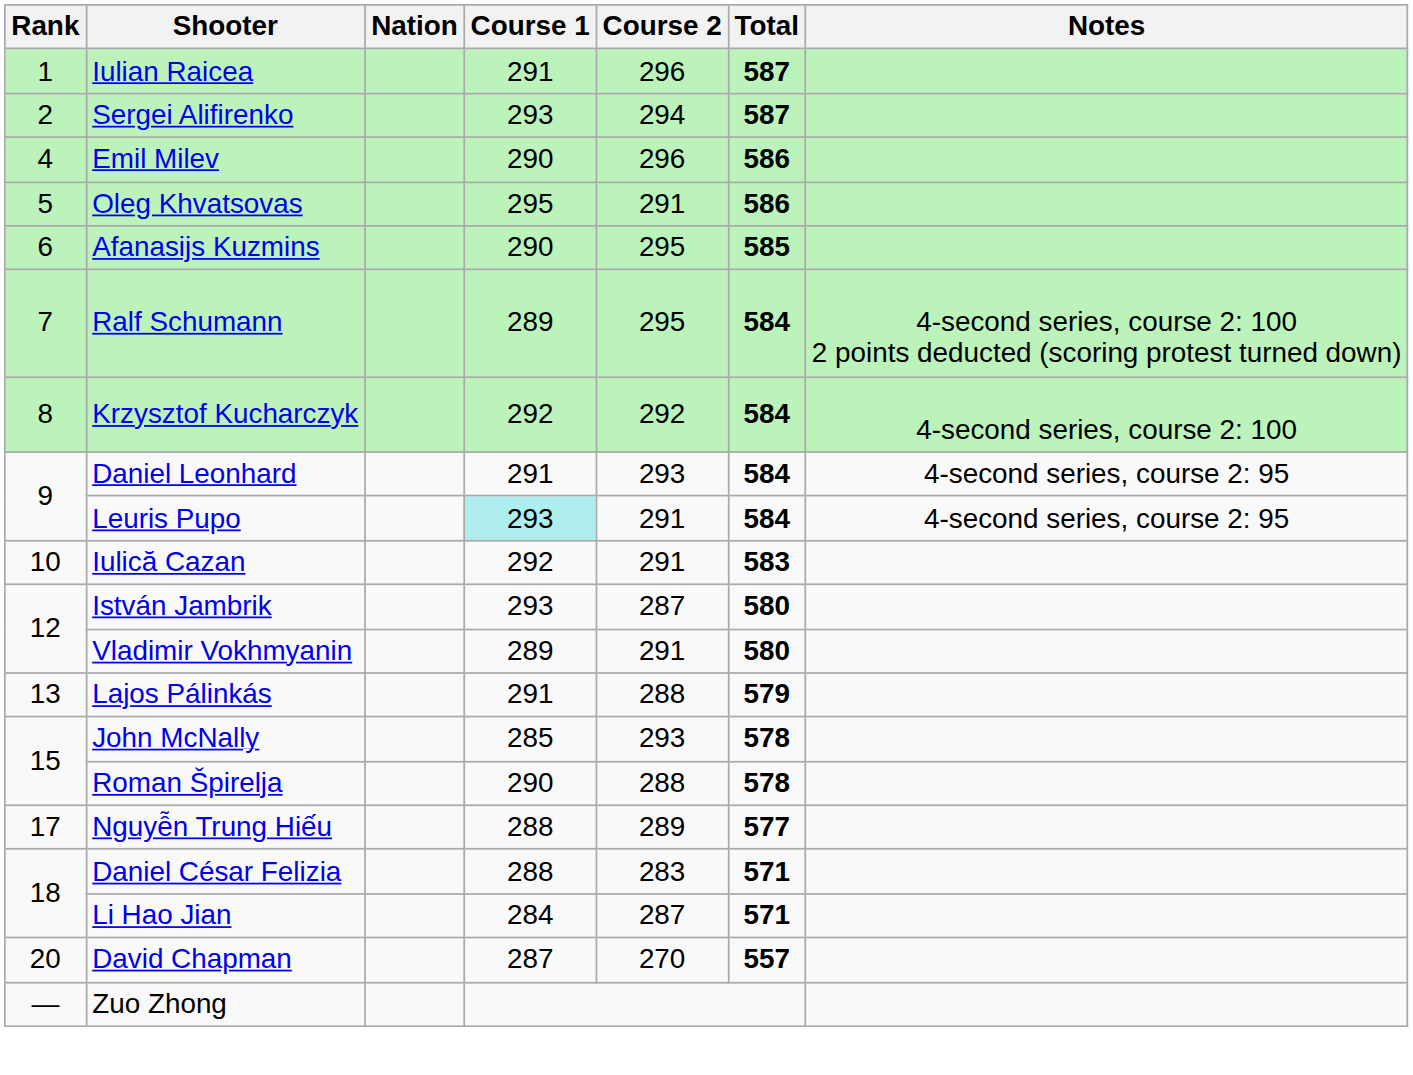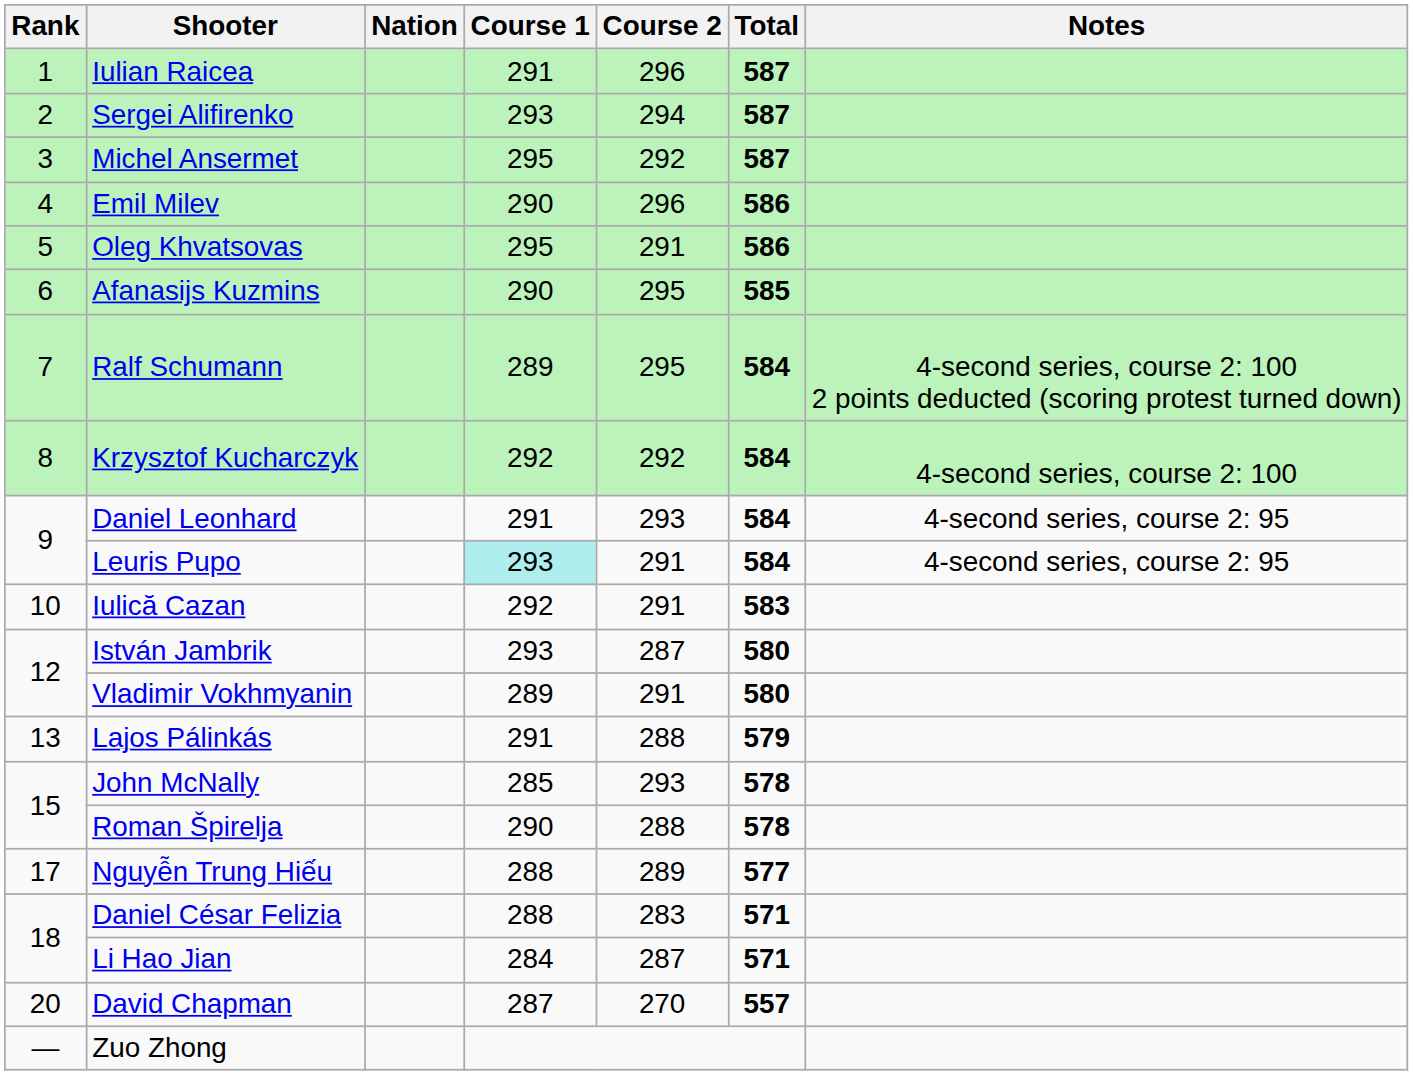+ row: (195, 159)
